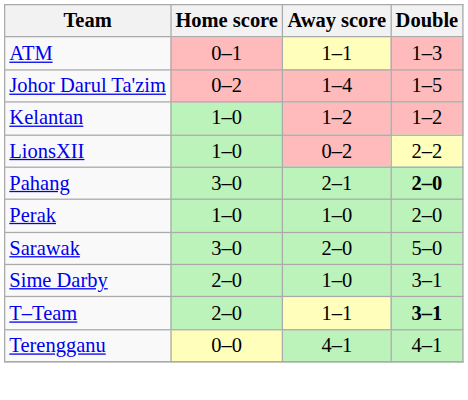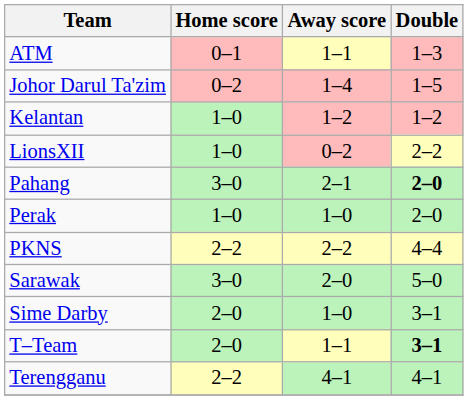+ row: (36, 248)
(227, 345) 0–0 -> (227, 378) 2–2
